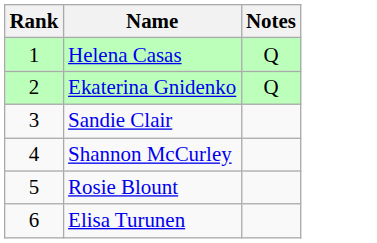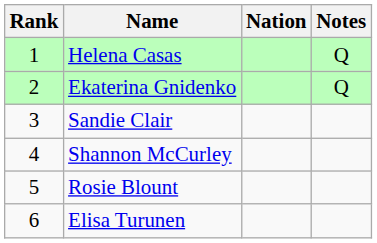+ column: (276, 21)
